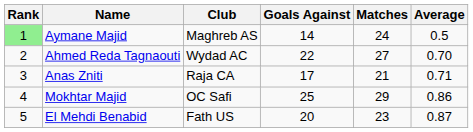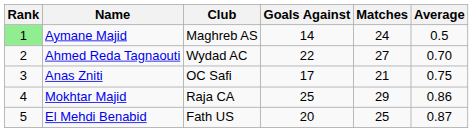(210, 76) Raja CA -> (209, 76) OC Safi
(439, 76) 0.71 -> (439, 76) 0.75
(209, 96) OC Safi -> (210, 96) Raja CA
(382, 117) 23 -> (382, 117) 25
